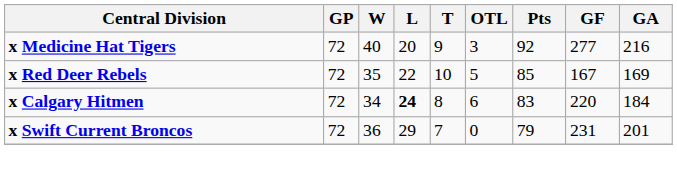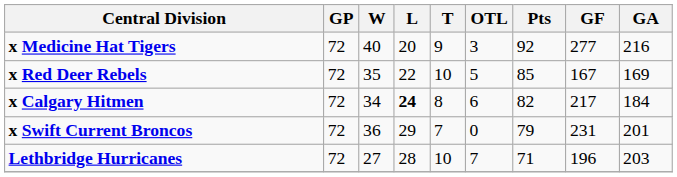(526, 102) 83 -> (526, 102) 82
(583, 102) 220 -> (583, 102) 217
+ row: (95, 158)
